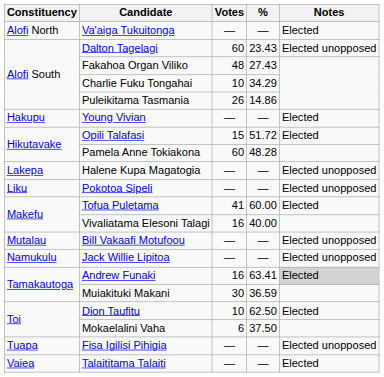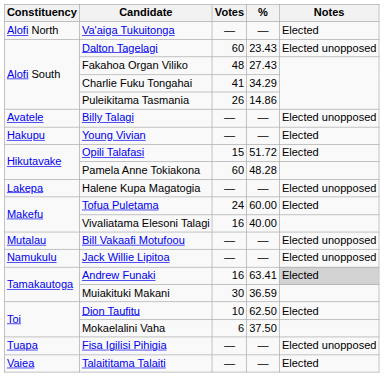(238, 83) 10 -> (238, 83) 41
+ row: (108, 118)
- row: (117, 188)
(238, 205) 41 -> (238, 205) 24
